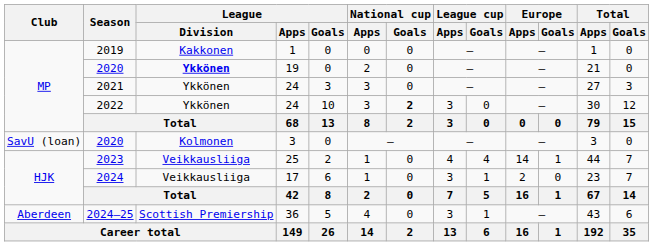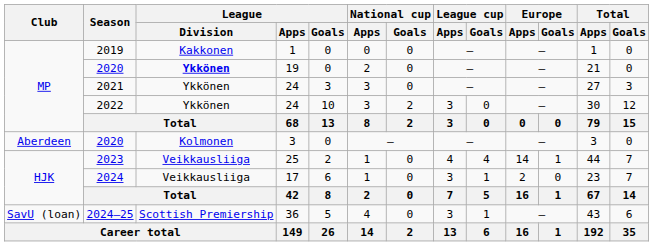(410, 105) bold -> (410, 105) normal
(44, 141) SavU (loan) -> (44, 141) Aberdeen
(44, 214) Aberdeen -> (44, 214) SavU (loan)
